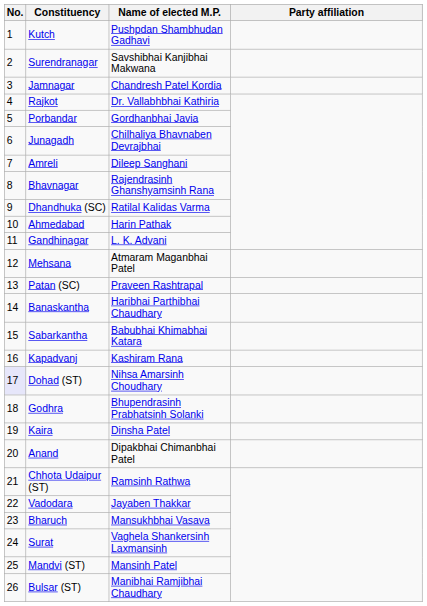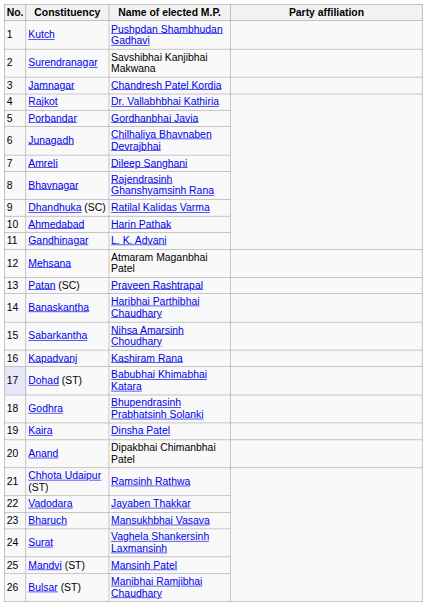(159, 336) Babubhai Khimabhai Katara -> (147, 336) Nihsa Amarsinh Choudhary
(147, 380) Nihsa Amarsinh Choudhary -> (159, 380) Babubhai Khimabhai Katara
